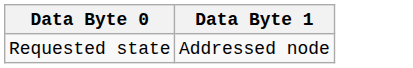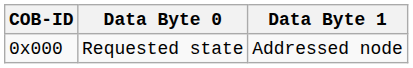+ column: (41, 19)
